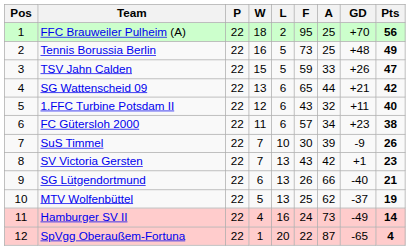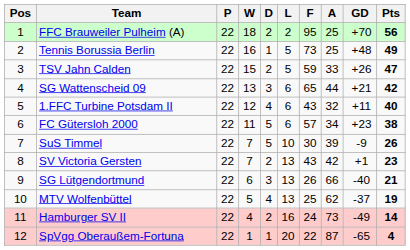+ column: (269, 13)
